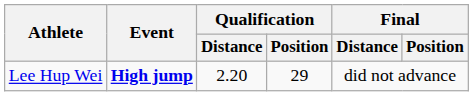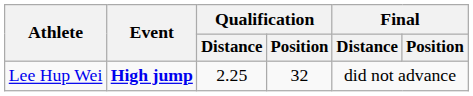(232, 76) 2.20 -> (232, 76) 2.25
(299, 76) 29 -> (299, 76) 32
